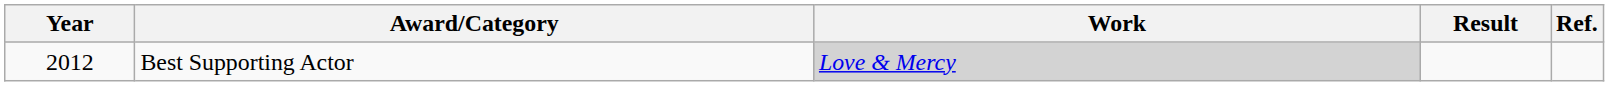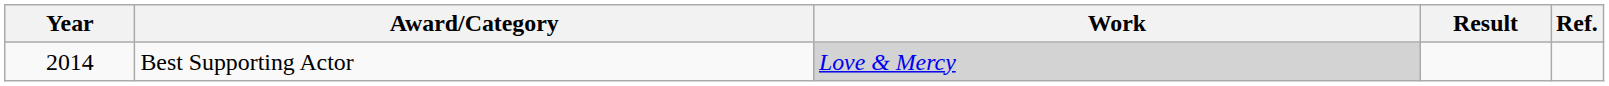(70, 61) 2012 -> (70, 61) 2014
